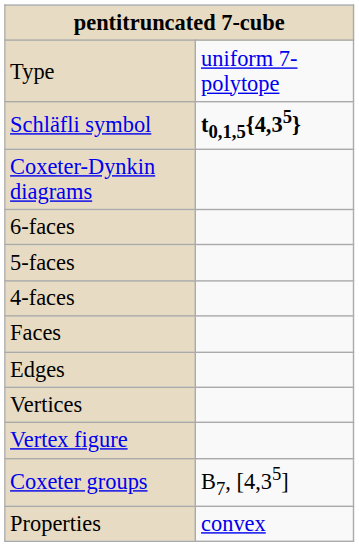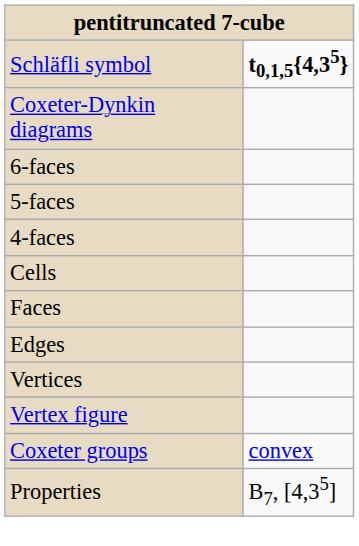- row: (32, 70)
+ row: (33, 272)
(245, 481) B7, [4,35] -> (281, 450) convex
(233, 523) convex -> (292, 492) B7, [4,35]
